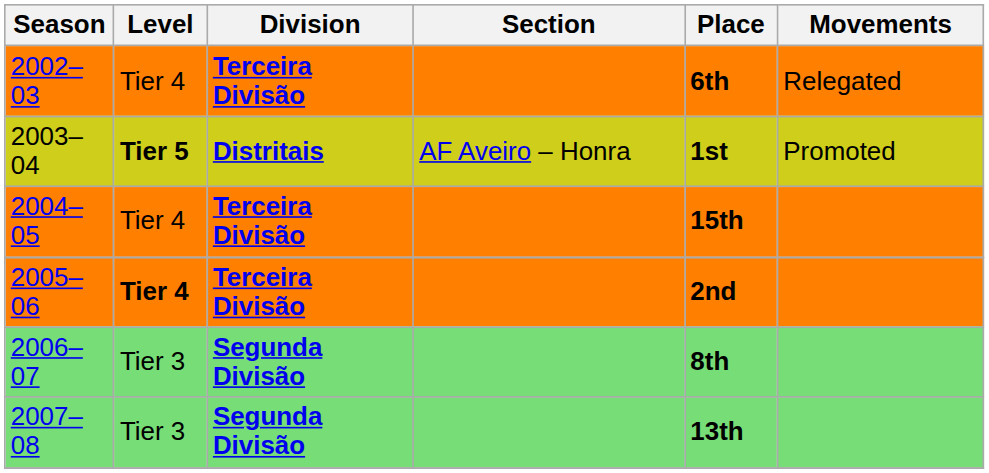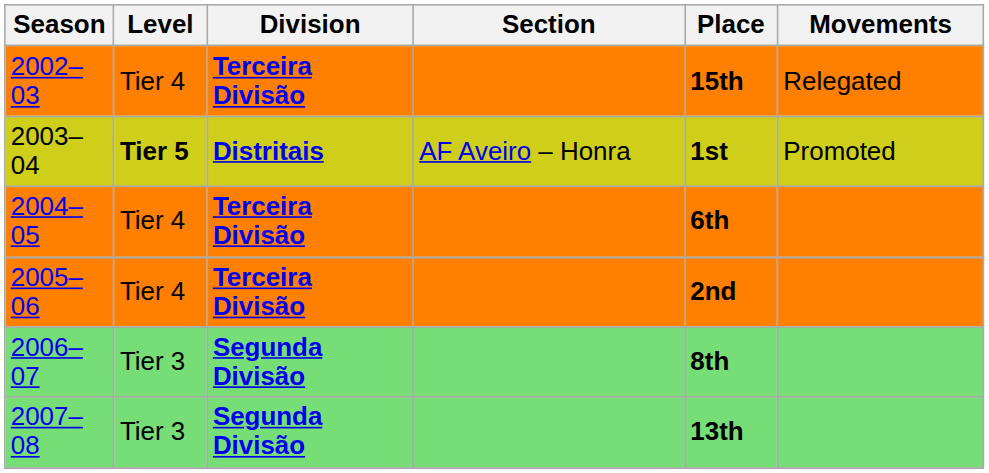(710, 80) 6th -> (717, 80) 15th
(717, 221) 15th -> (710, 221) 6th
(154, 291) bold -> (153, 291) normal
